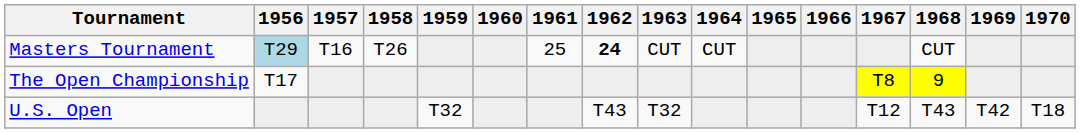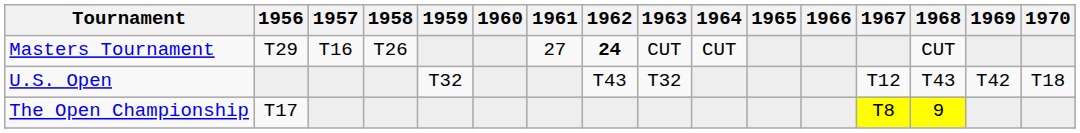(281, 51) lightblue background -> (281, 51) no background
(555, 51) 25 -> (555, 51) 27
rows swapped: (61, 113) <-> (129, 82)
